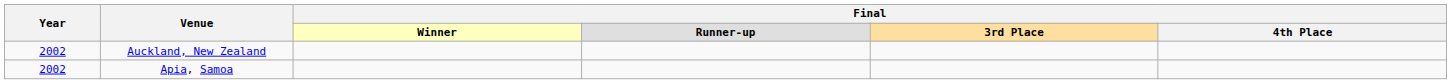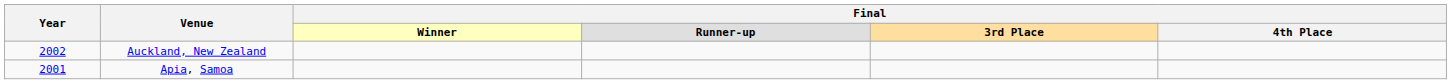(53, 69) 2002 -> (53, 69) 2001
